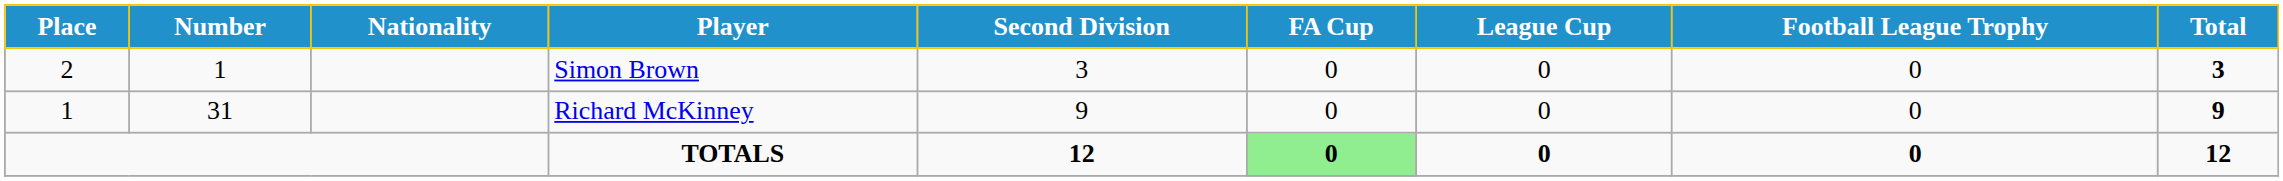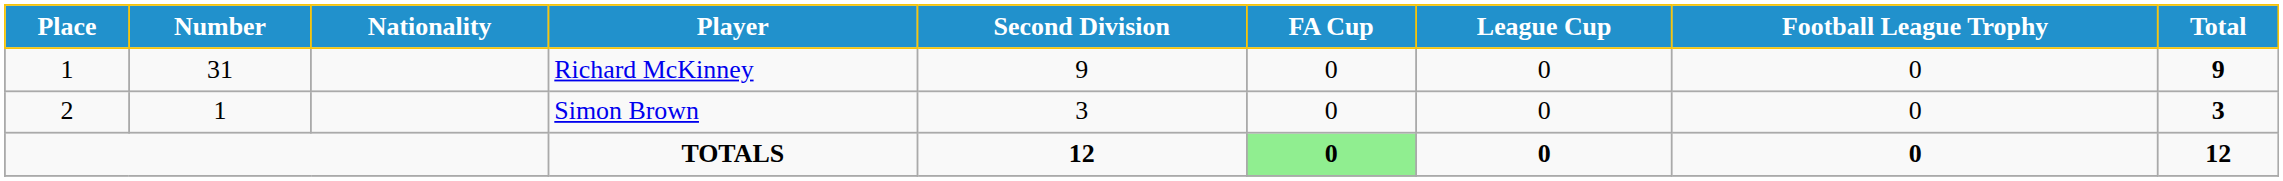rows swapped: (654, 111) <-> (627, 69)
